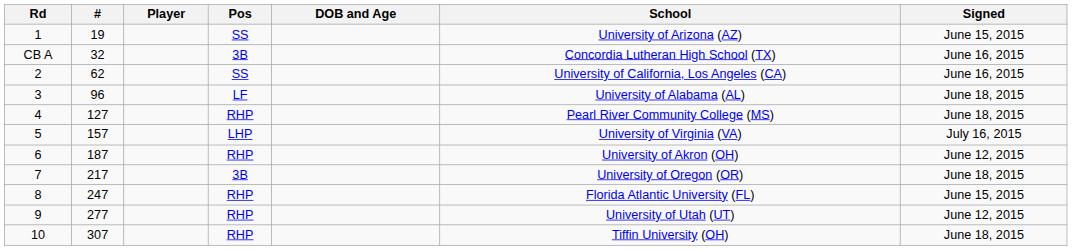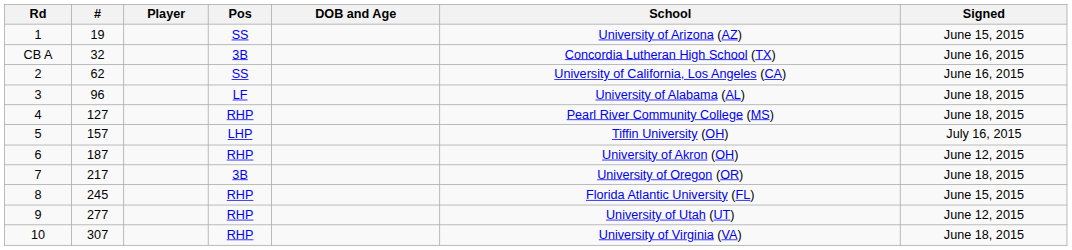(670, 134) University of Virginia (VA) -> (670, 134) Tiffin University (OH)
(98, 194) 247 -> (98, 194) 245
(670, 235) Tiffin University (OH) -> (670, 235) University of Virginia (VA)
